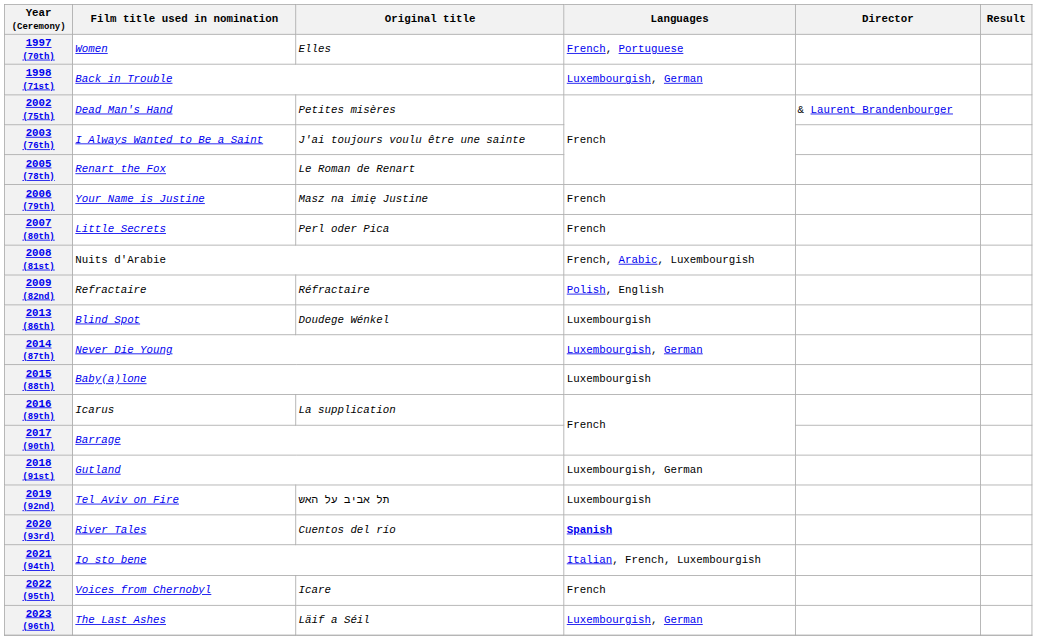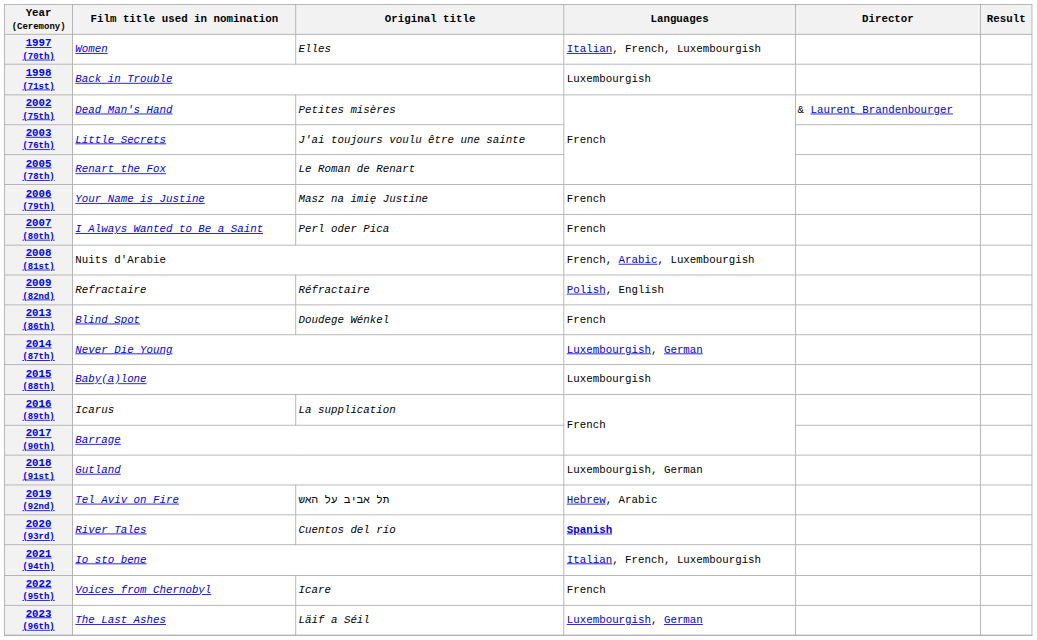(625, 49) French, Portuguese -> (664, 49) Italian, French, Luxembourgish
(635, 80) Luxembourgish, German -> (609, 80) Luxembourgish
(169, 140) I Always Wanted to Be a Saint -> (121, 140) Little Secrets
(121, 230) Little Secrets -> (169, 230) I Always Wanted to Be a Saint
(609, 320) Luxembourgish -> (586, 320) French
(609, 500) Luxembourgish -> (612, 500) Hebrew, Arabic
